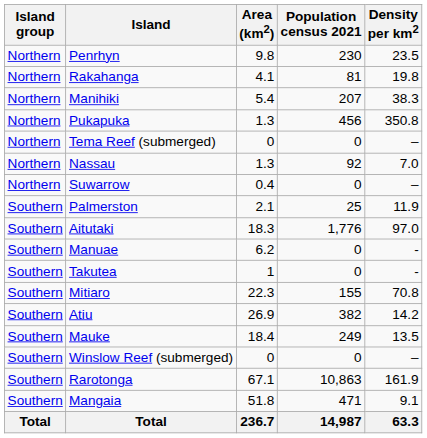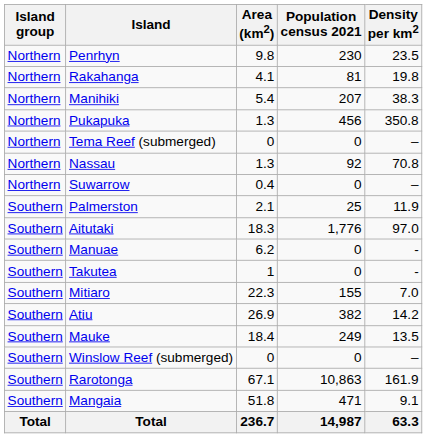(409, 163) 7.0 -> (405, 163) 70.8
(405, 293) 70.8 -> (409, 293) 7.0
